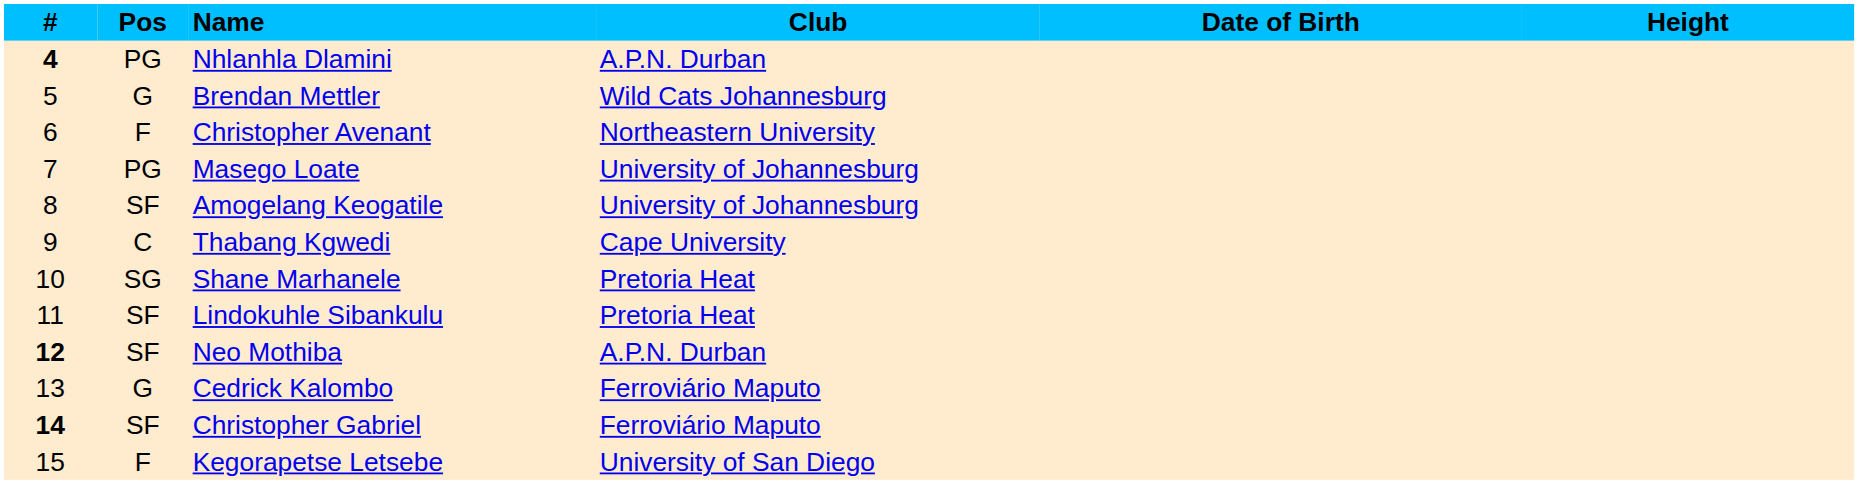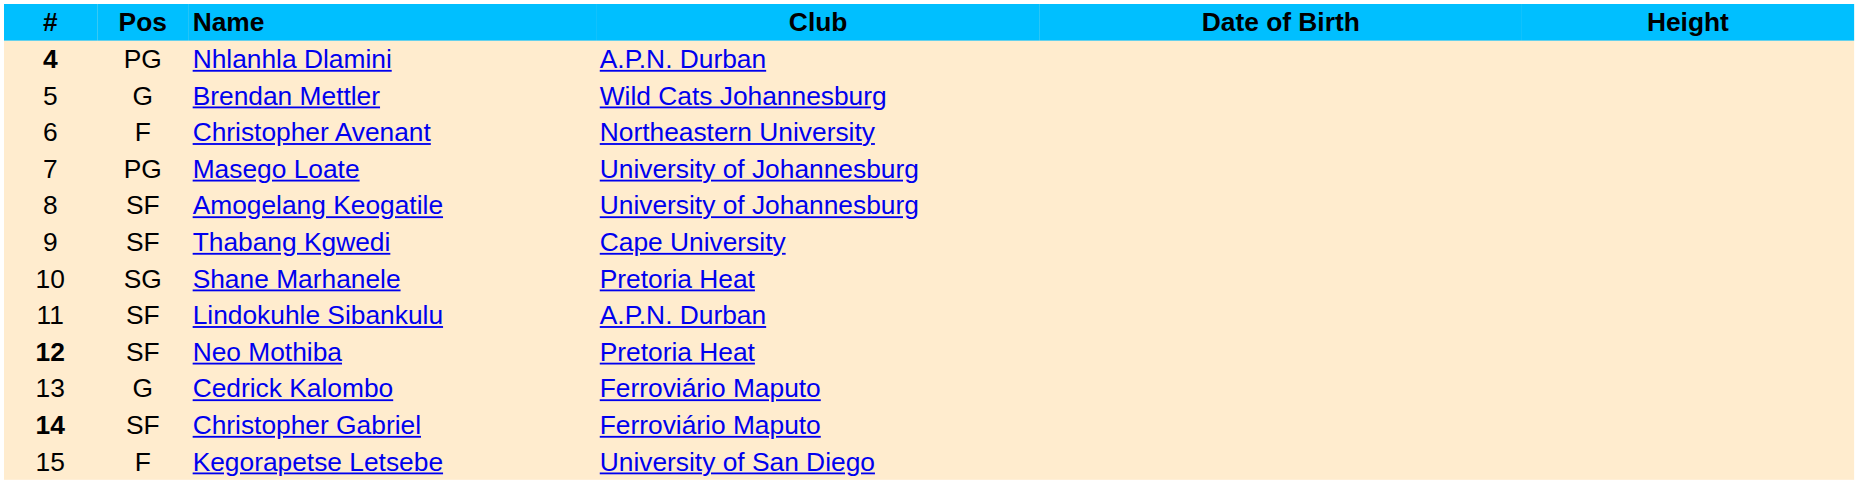(143, 242) C -> (143, 242) SF
(677, 315) Pretoria Heat -> (683, 315) A.P.N. Durban
(683, 352) A.P.N. Durban -> (677, 352) Pretoria Heat
